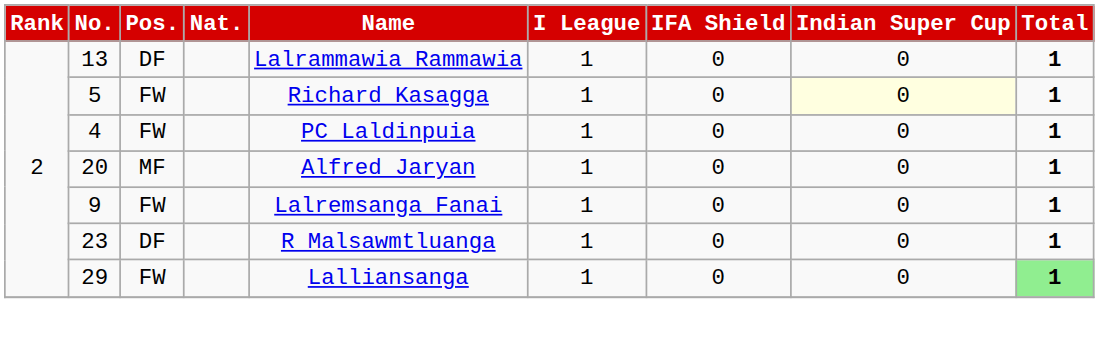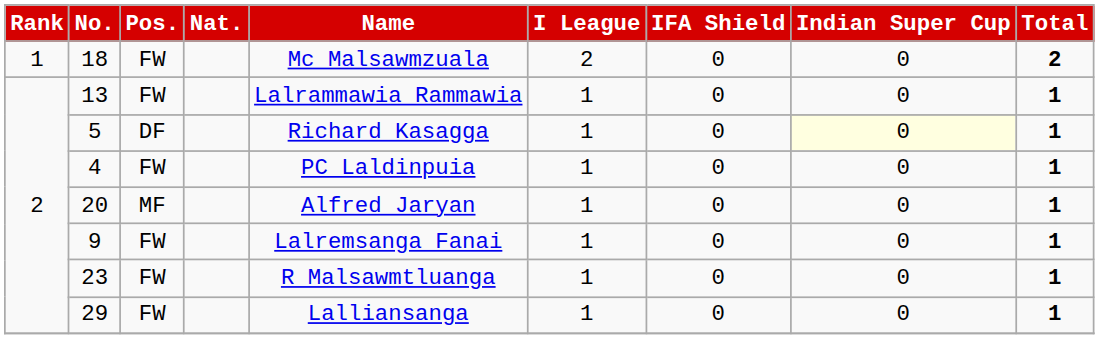+ row: (95, 60)
(152, 60) DF -> (152, 96) FW
(152, 96) FW -> (152, 132) DF
(152, 242) DF -> (152, 278) FW
(1055, 278) lightgreen background -> (1055, 315) no background
